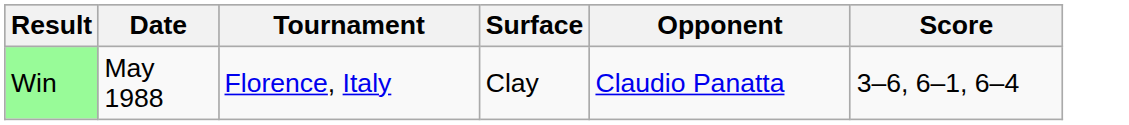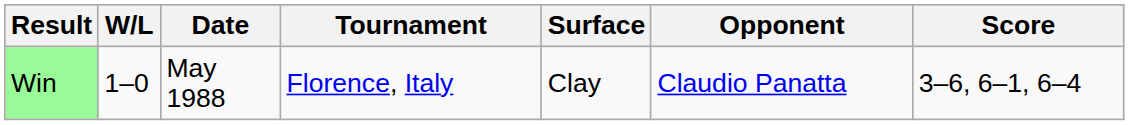+ column: (129, 25)
